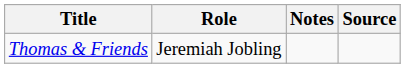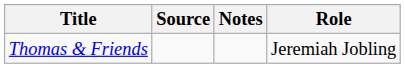columns swapped: (219, 19) <-> (369, 19)
